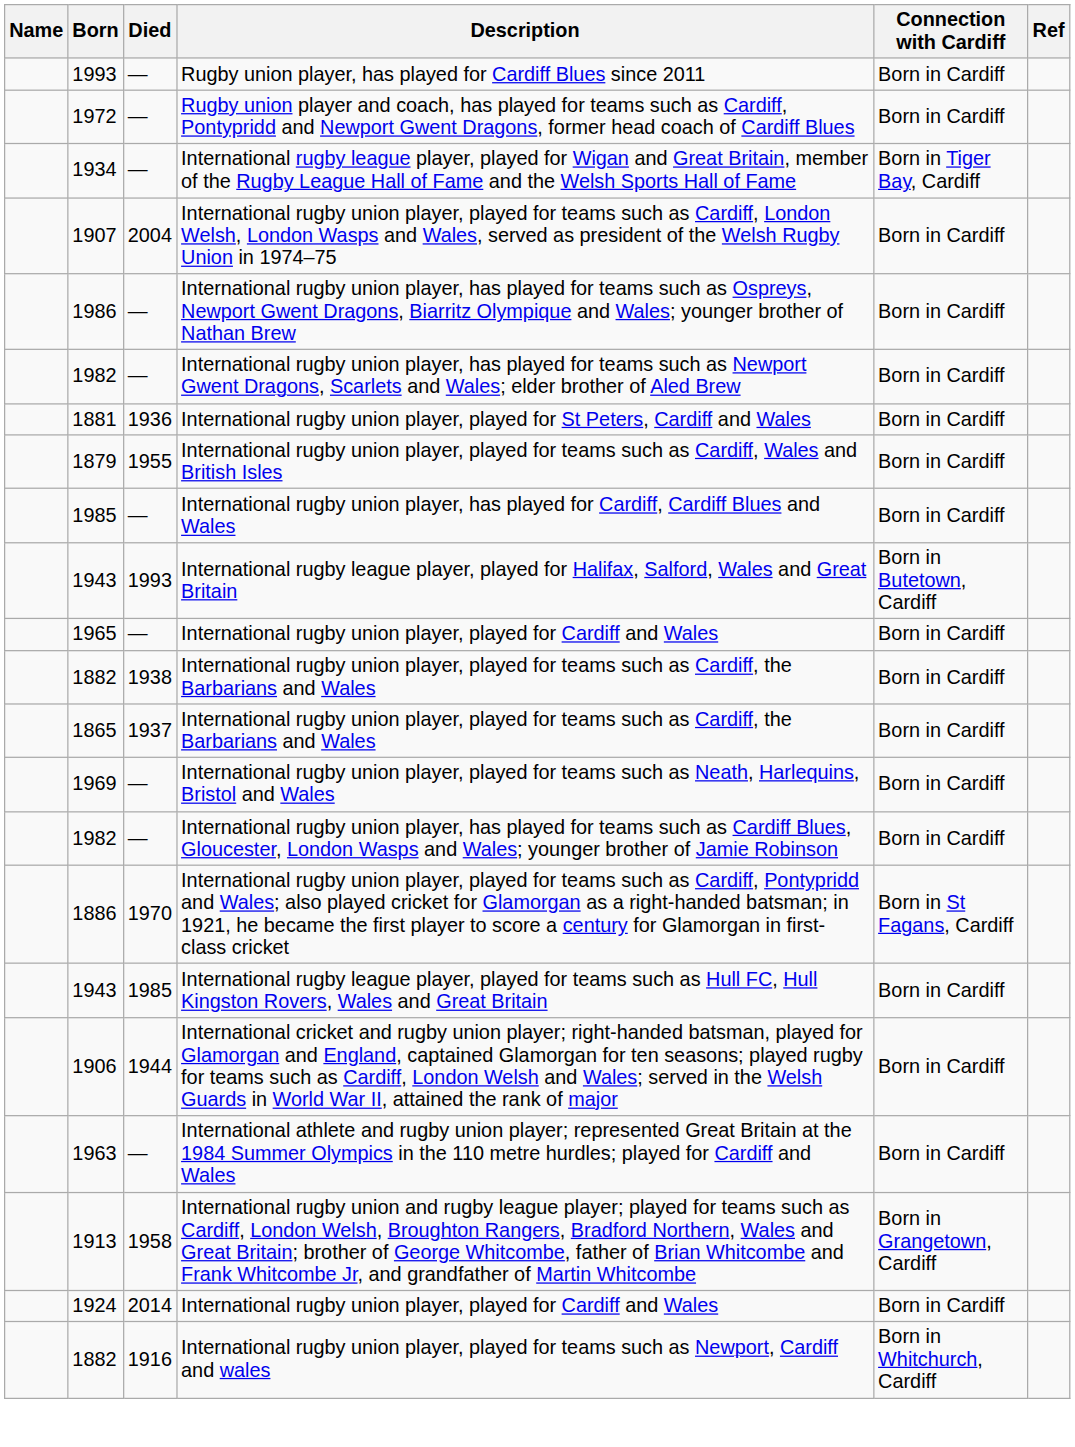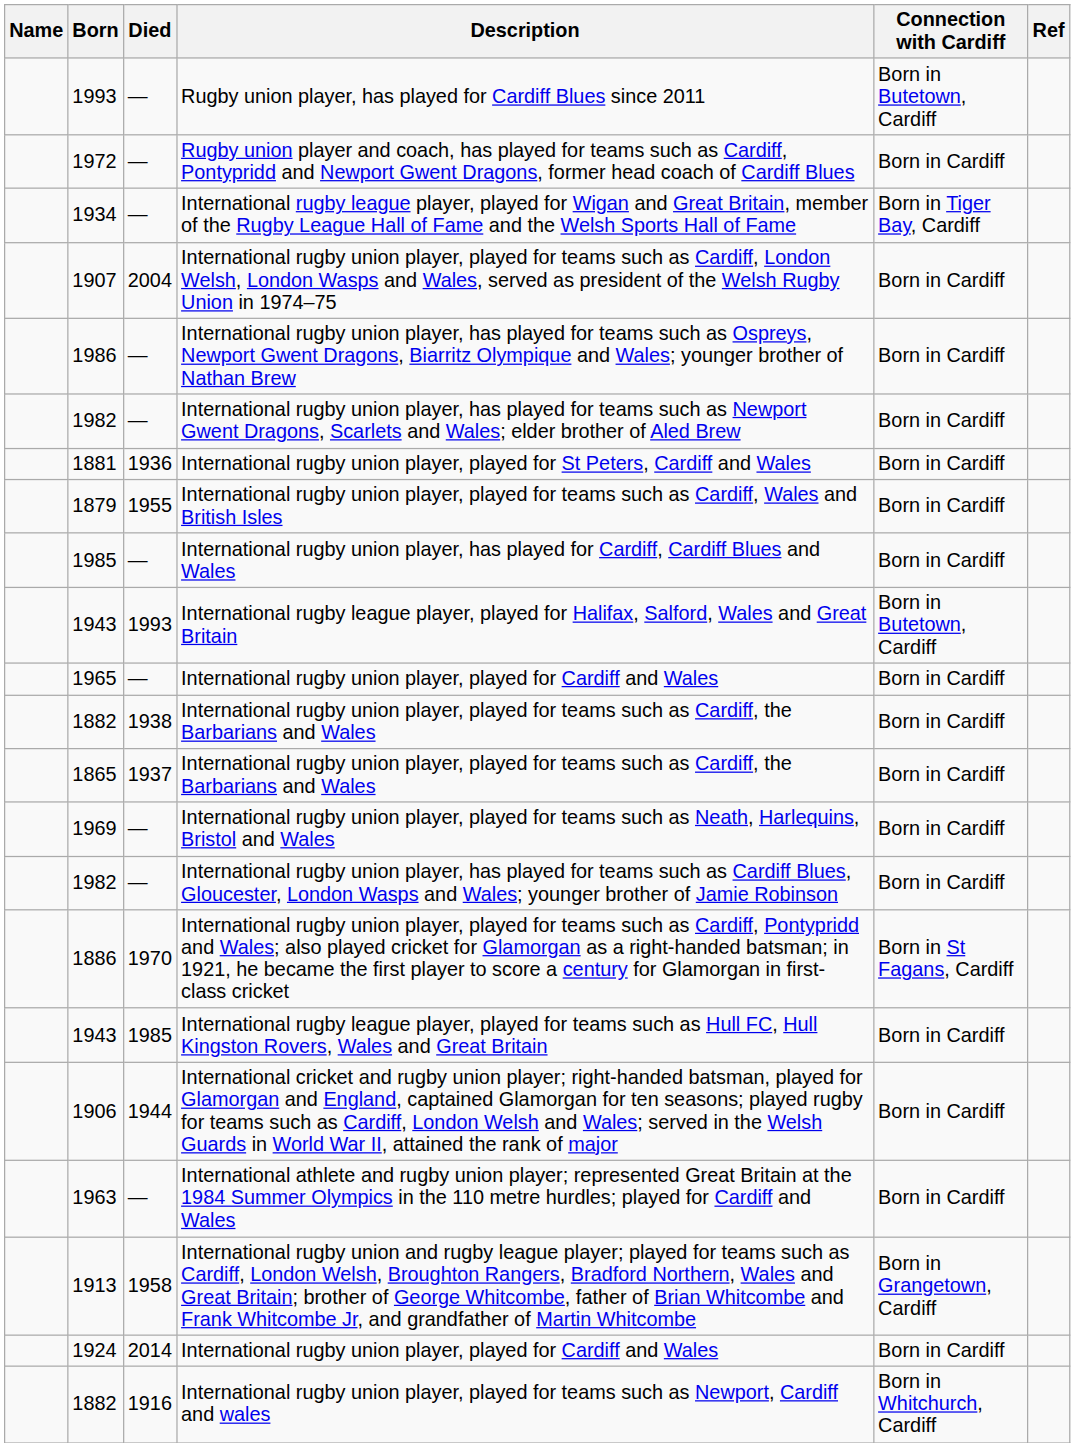(941, 74) Born in Cardiff -> (922, 96) Born in Butetown, Cardiff
